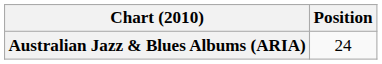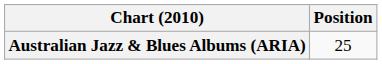(343, 45) 24 -> (343, 45) 25
